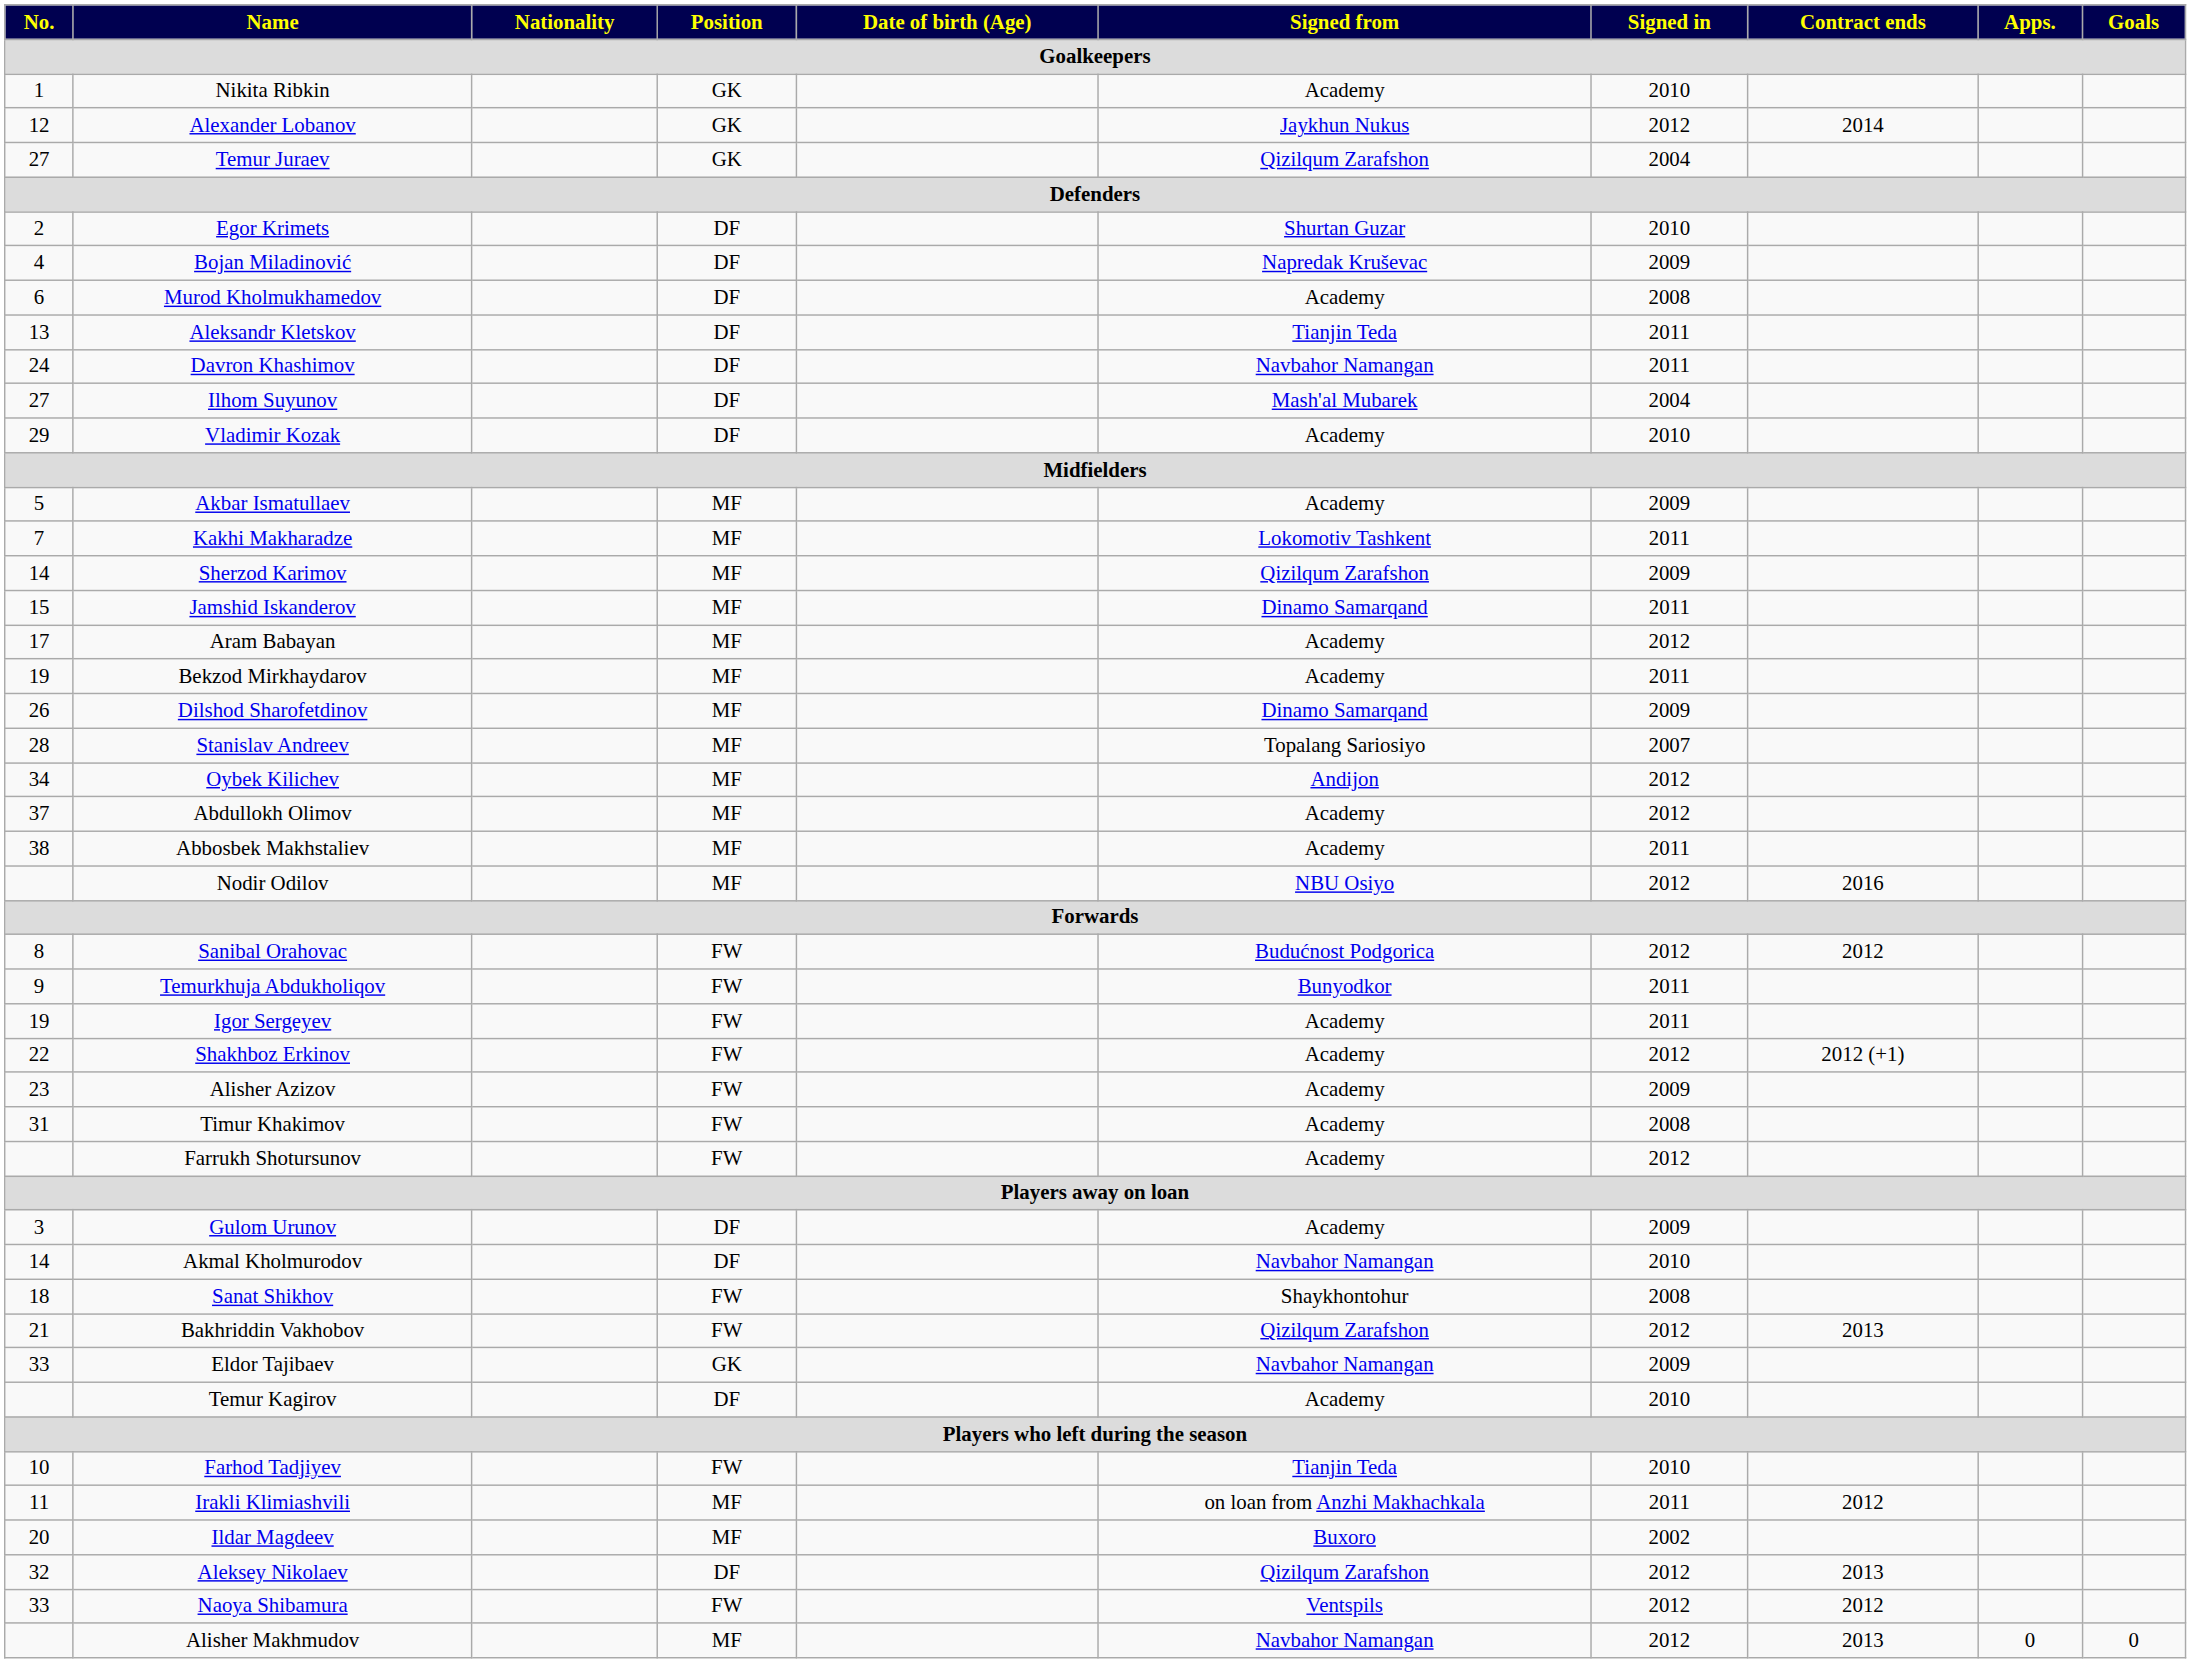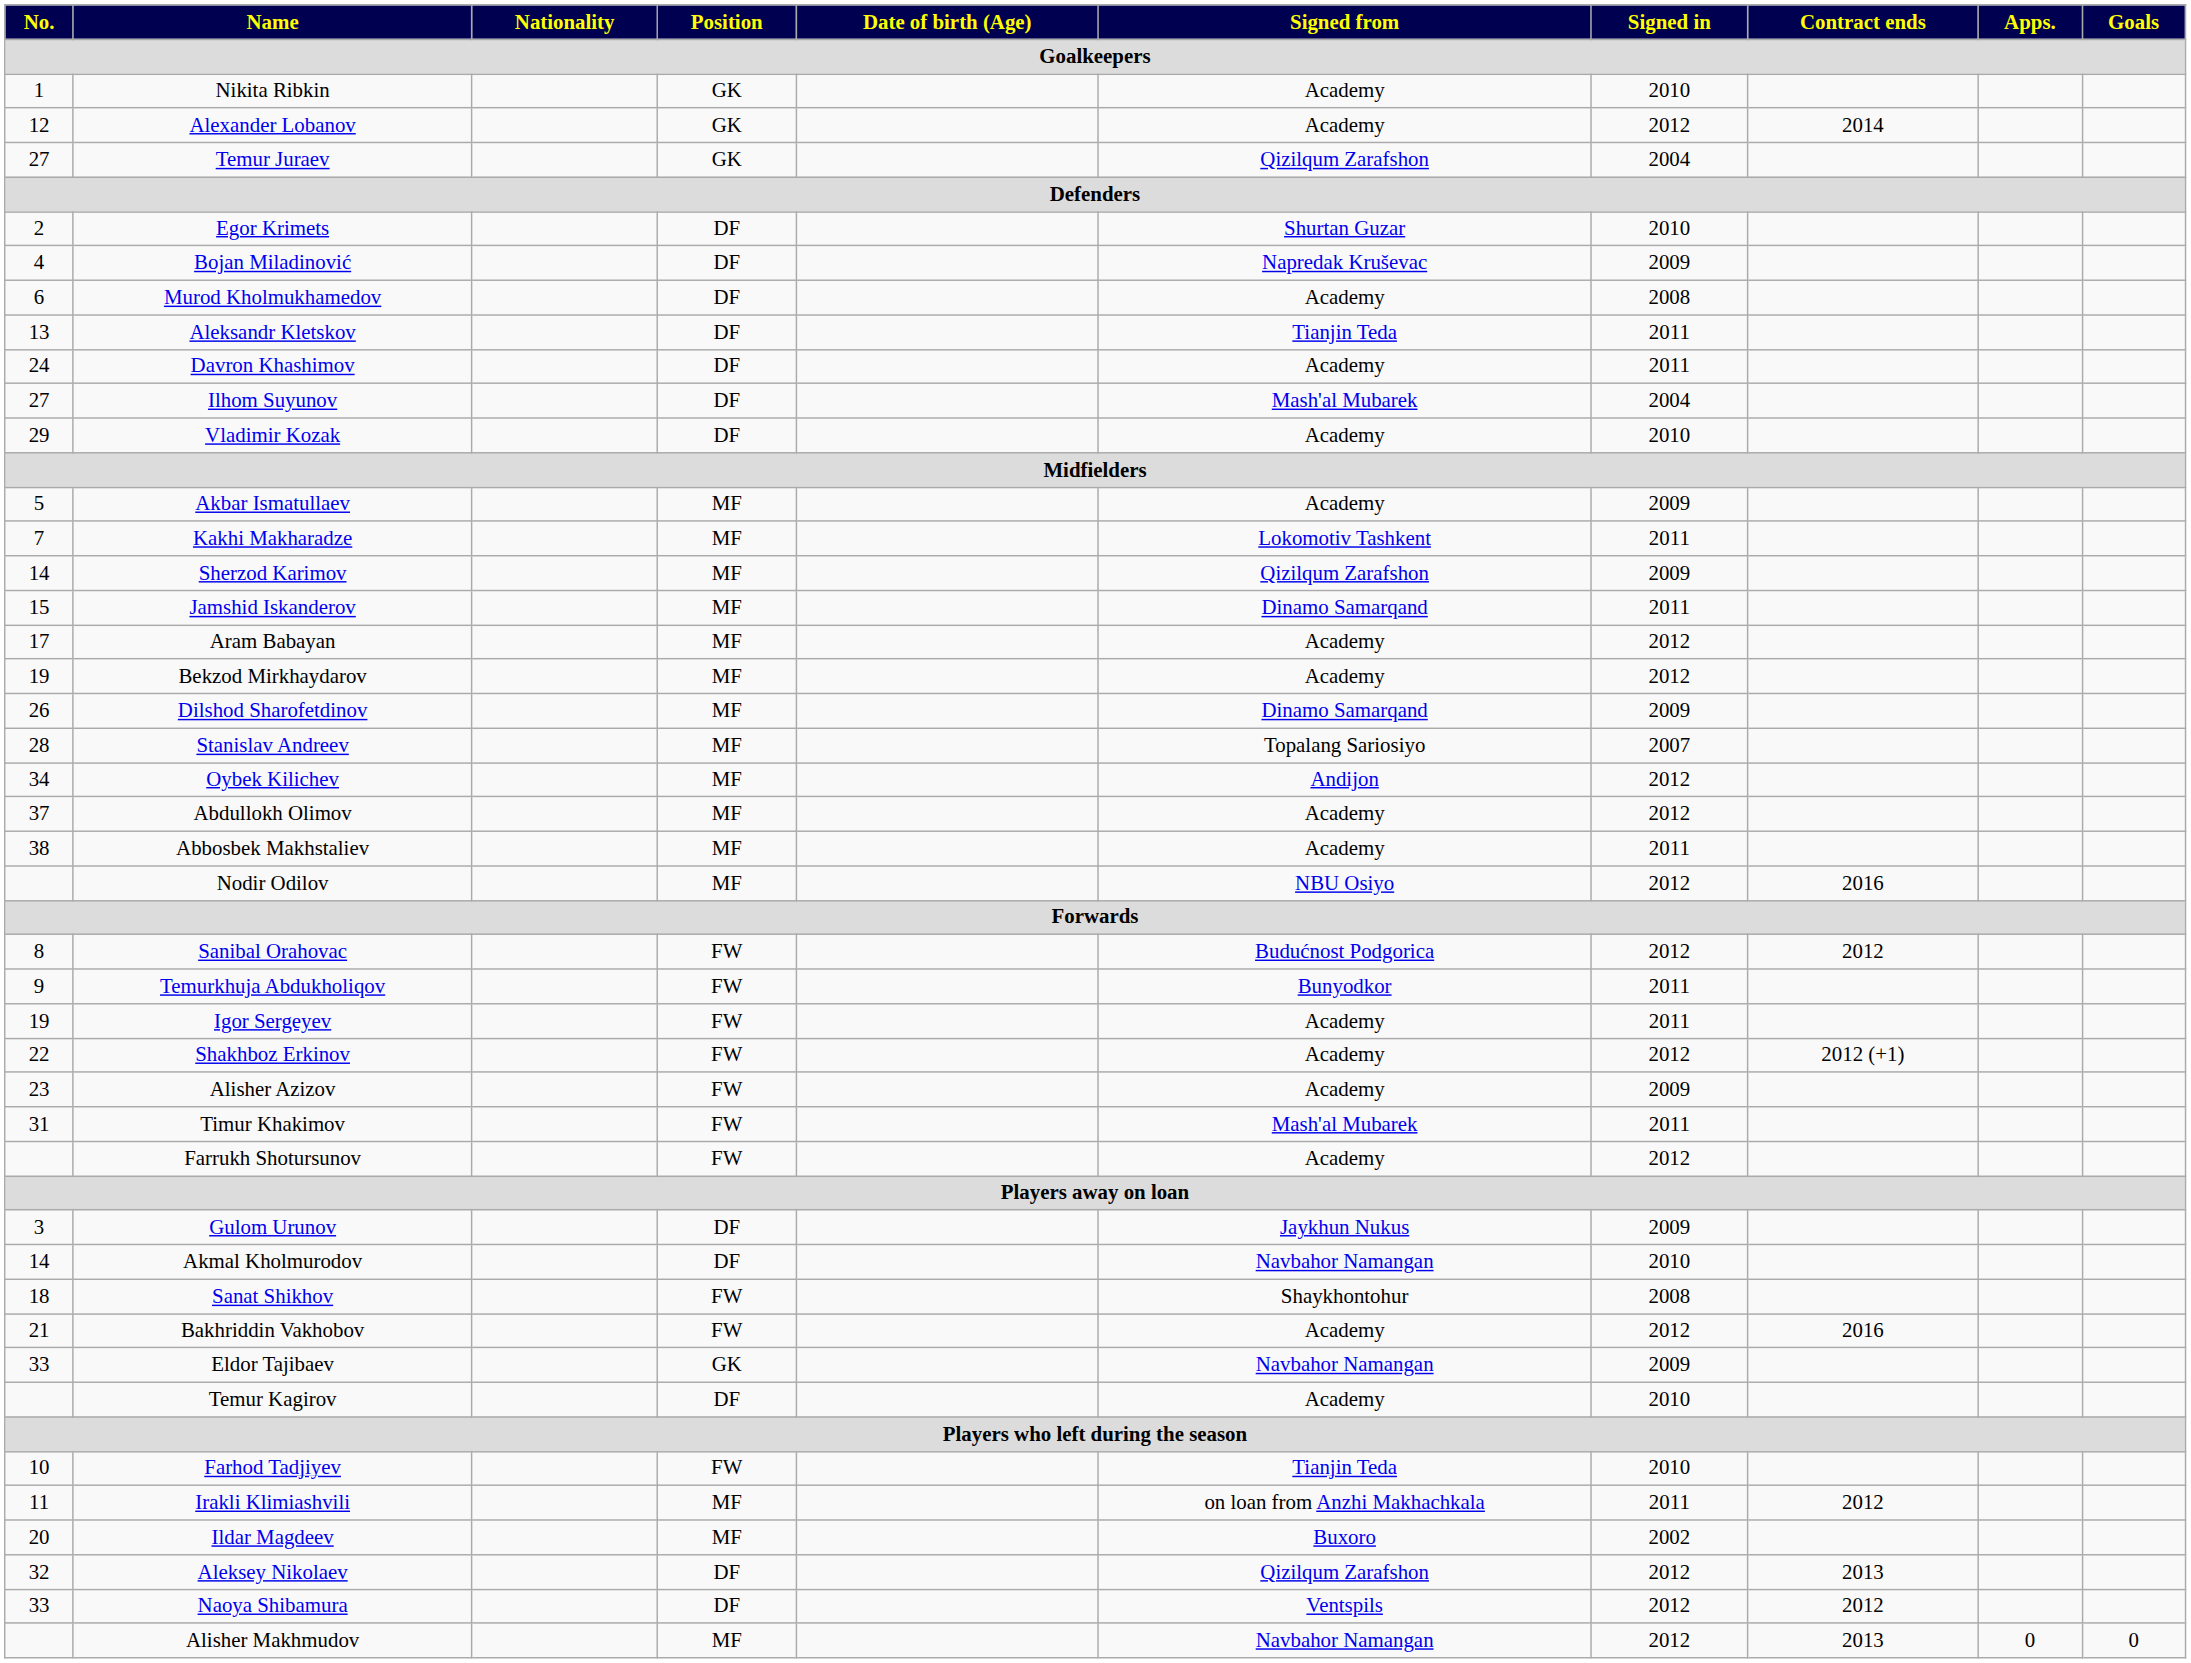(1345, 125) Jaykhun Nukus -> (1345, 125) Academy
(1345, 366) Navbahor Namangan -> (1345, 366) Academy
(1669, 676) 2011 -> (1669, 676) 2012
(1345, 1124) Academy -> (1345, 1124) Mash'al Mubarek
(1669, 1124) 2008 -> (1669, 1124) 2011
(1345, 1227) Academy -> (1345, 1227) Jaykhun Nukus
(1345, 1330) Qizilqum Zarafshon -> (1345, 1330) Academy
(1863, 1330) 2013 -> (1863, 1330) 2016
(727, 1606) FW -> (727, 1606) DF
